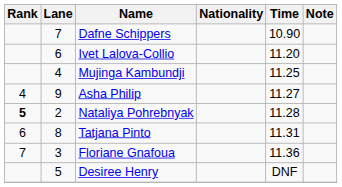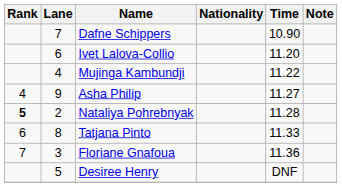(285, 73) 11.25 -> (285, 73) 11.22
(285, 133) 11.31 -> (285, 133) 11.33
